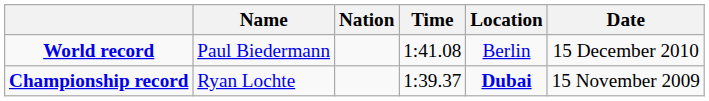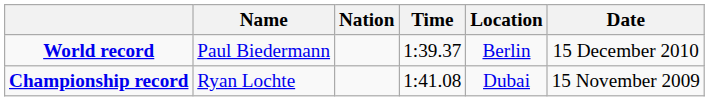(432, 50) 1:41.08 -> (432, 50) 1:39.37
(432, 80) 1:39.37 -> (432, 80) 1:41.08
(507, 80) bold -> (507, 80) normal
